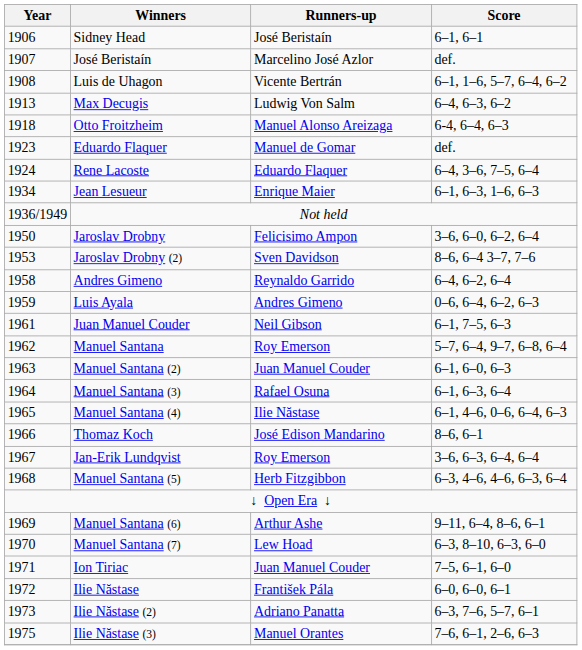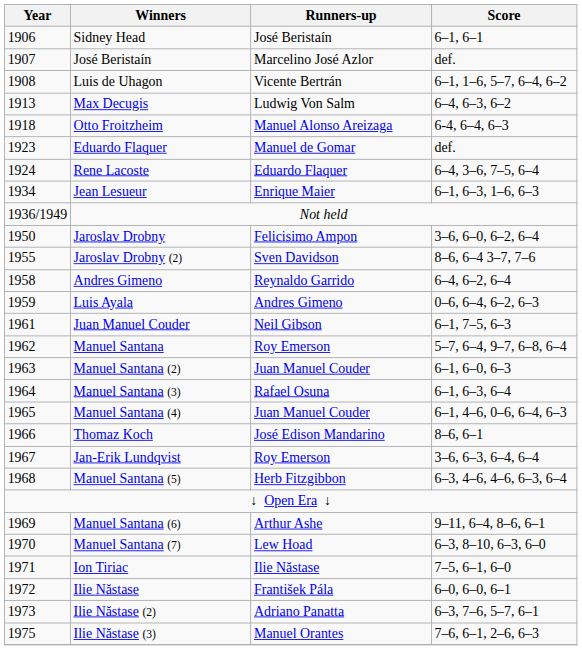(22, 258) 1953 -> (22, 258) 1955
(287, 412) Ilie Năstase -> (312, 412) Juan Manuel Couder
(312, 567) Juan Manuel Couder -> (287, 567) Ilie Năstase
